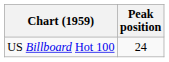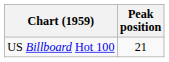(141, 47) 24 -> (141, 47) 21
